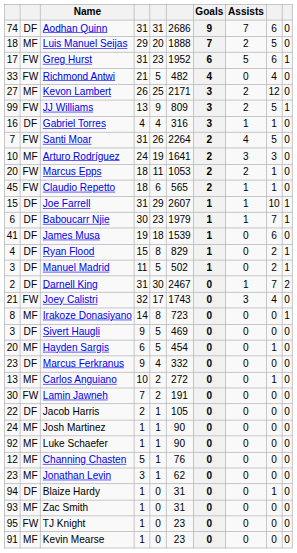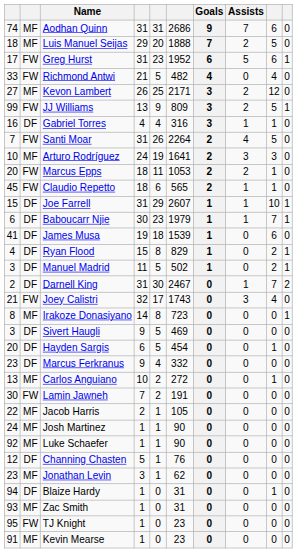(30, 28) DF -> (30, 28) MF
(30, 348) MF -> (30, 348) DF
(30, 412) DF -> (30, 412) MF
(30, 460) MF -> (30, 460) DF
